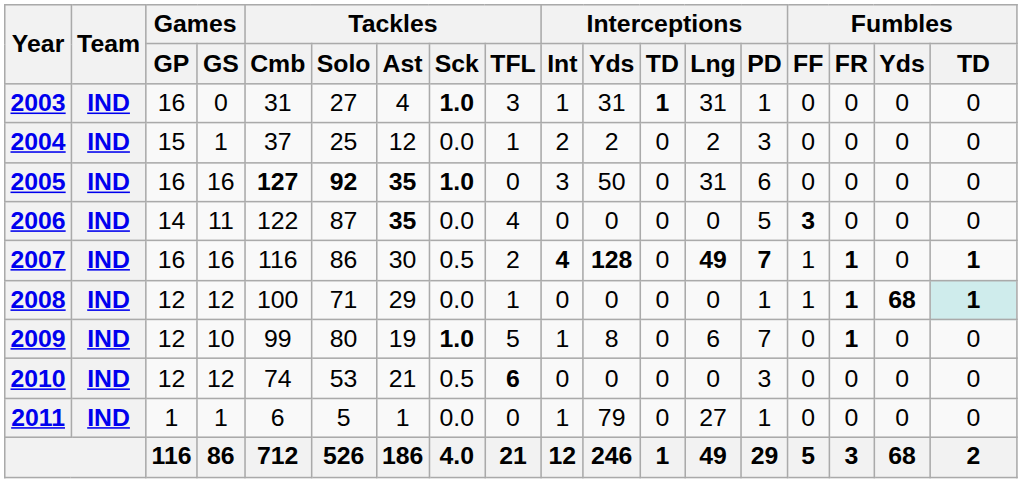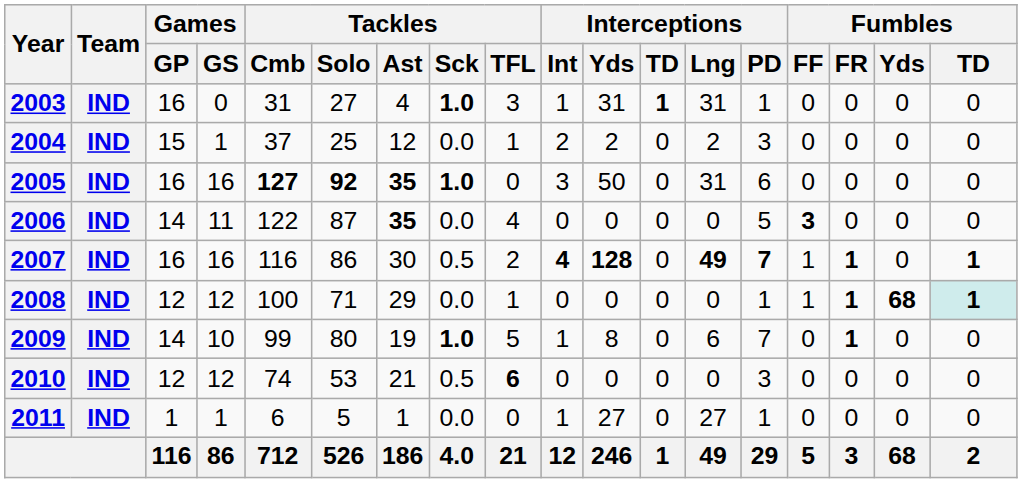(171, 338) 12 -> (171, 338) 14
(612, 417) 79 -> (612, 417) 27
